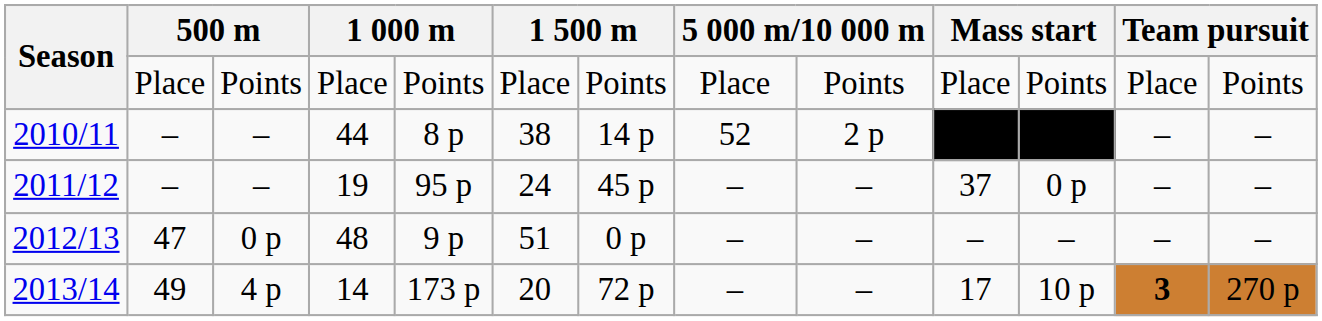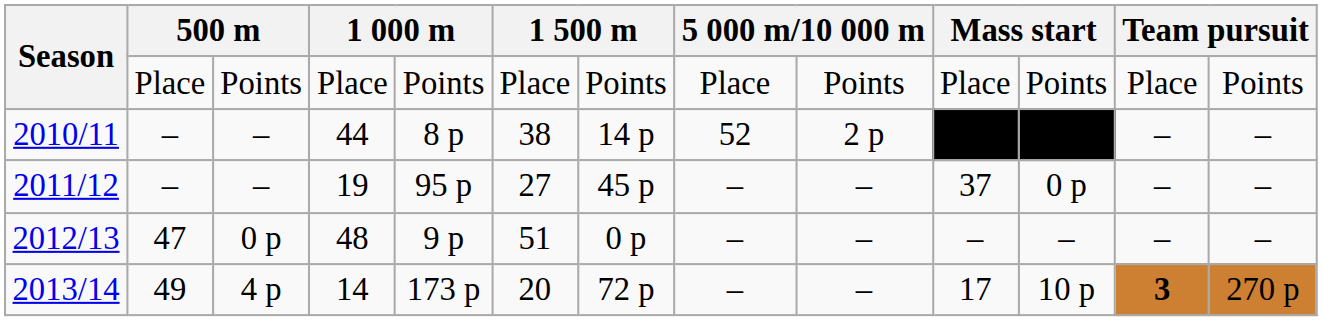(535, 185) 24 -> (535, 185) 27
